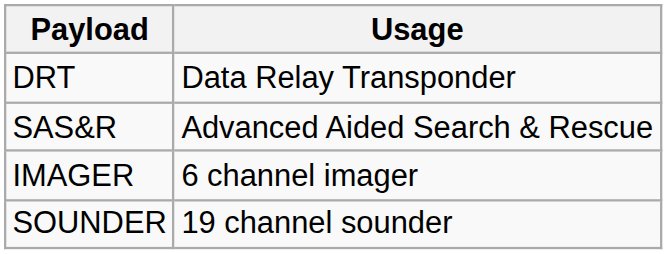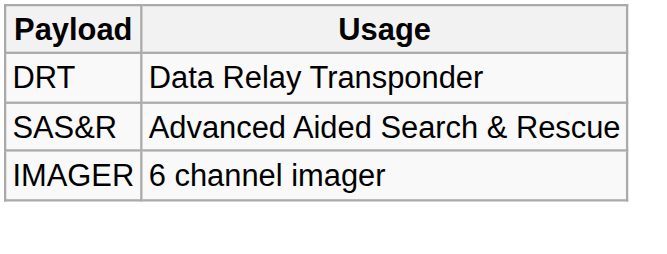- row: (90, 224)
